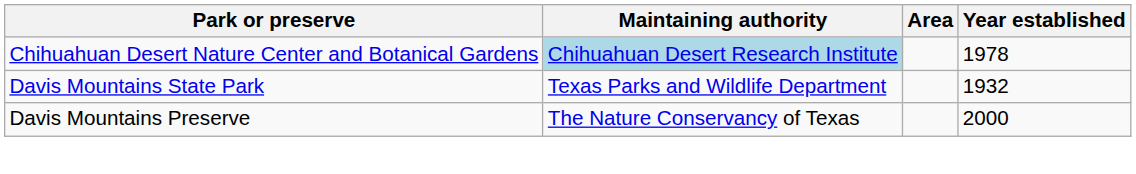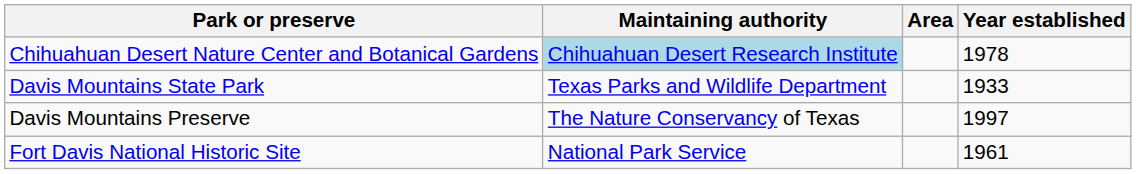(986, 86) 1932 -> (986, 86) 1933
(986, 119) 2000 -> (986, 119) 1997
+ row: (155, 151)
